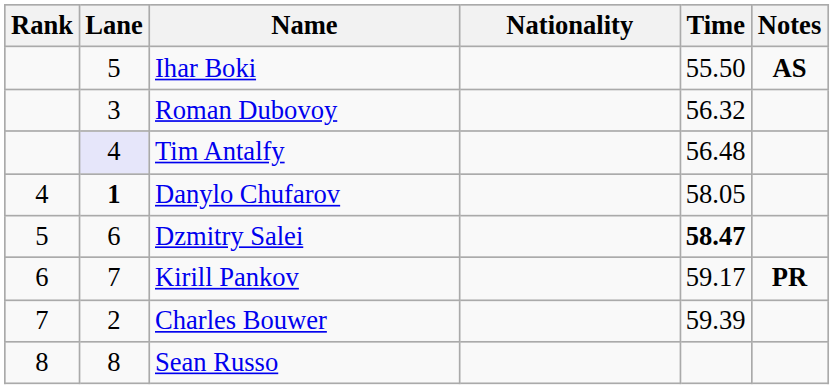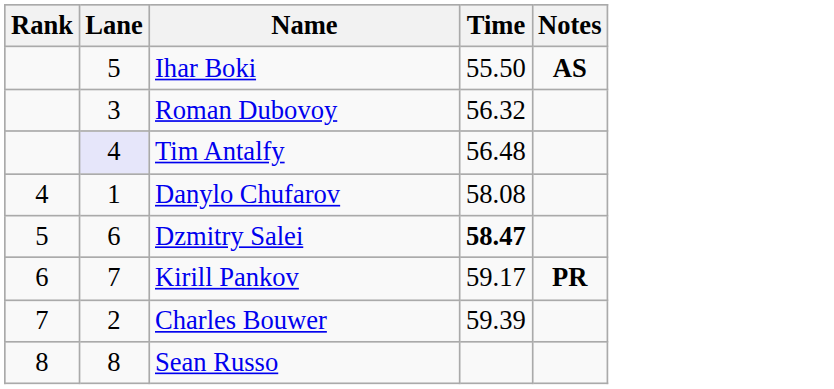- column: (570, 25)
(114, 194) bold -> (114, 194) normal
(716, 194) 58.05 -> (496, 194) 58.08
